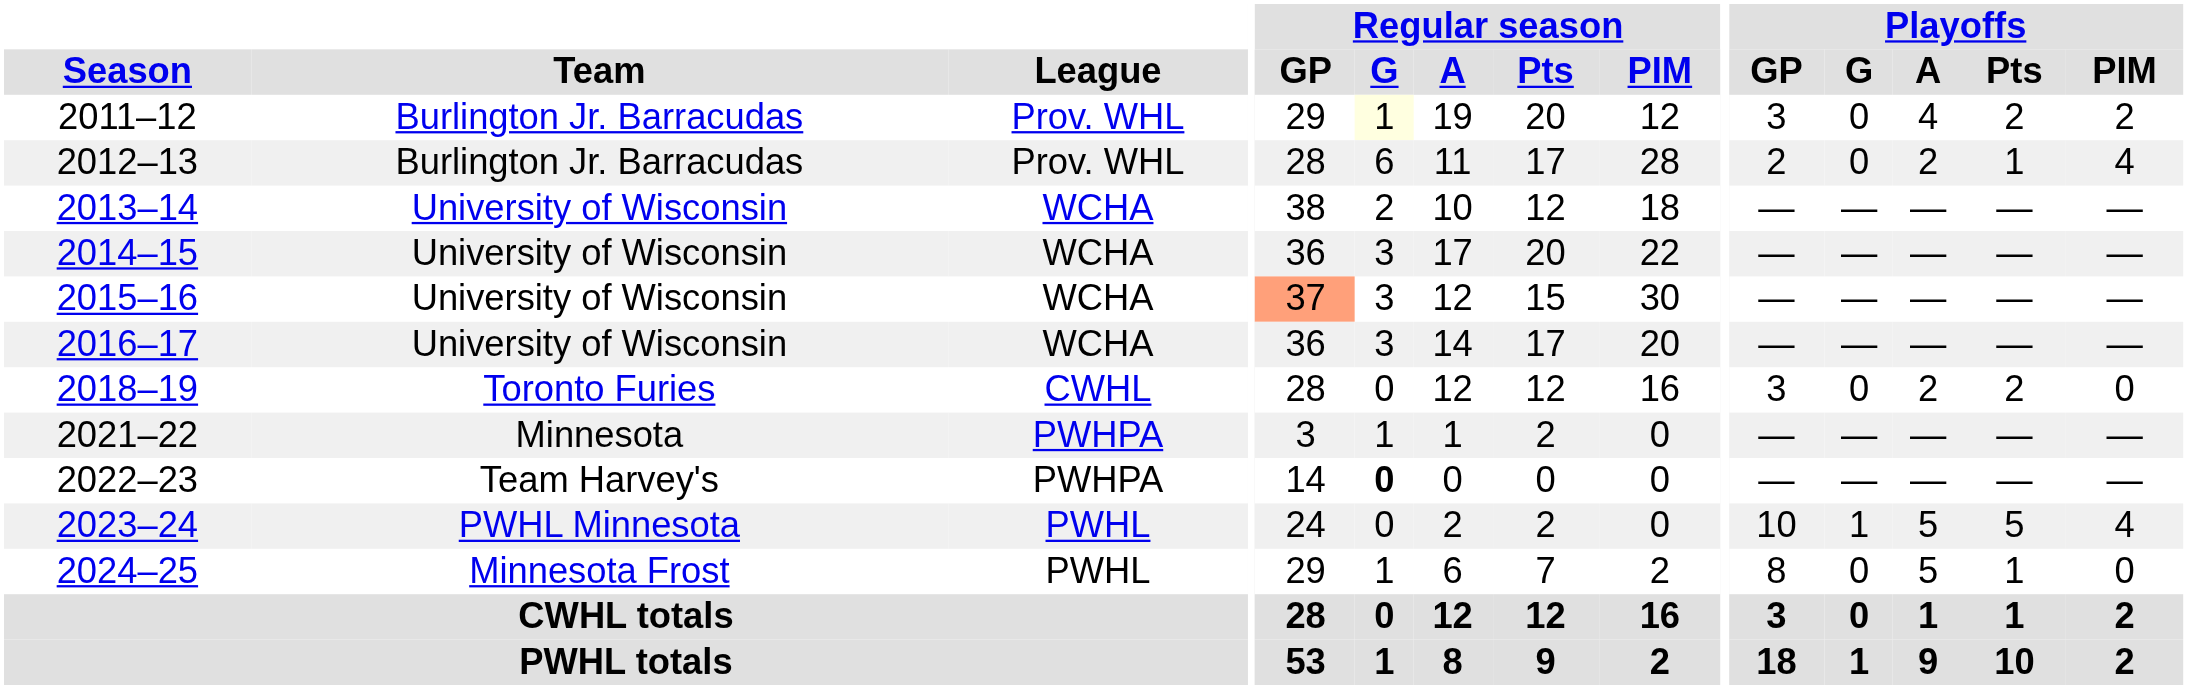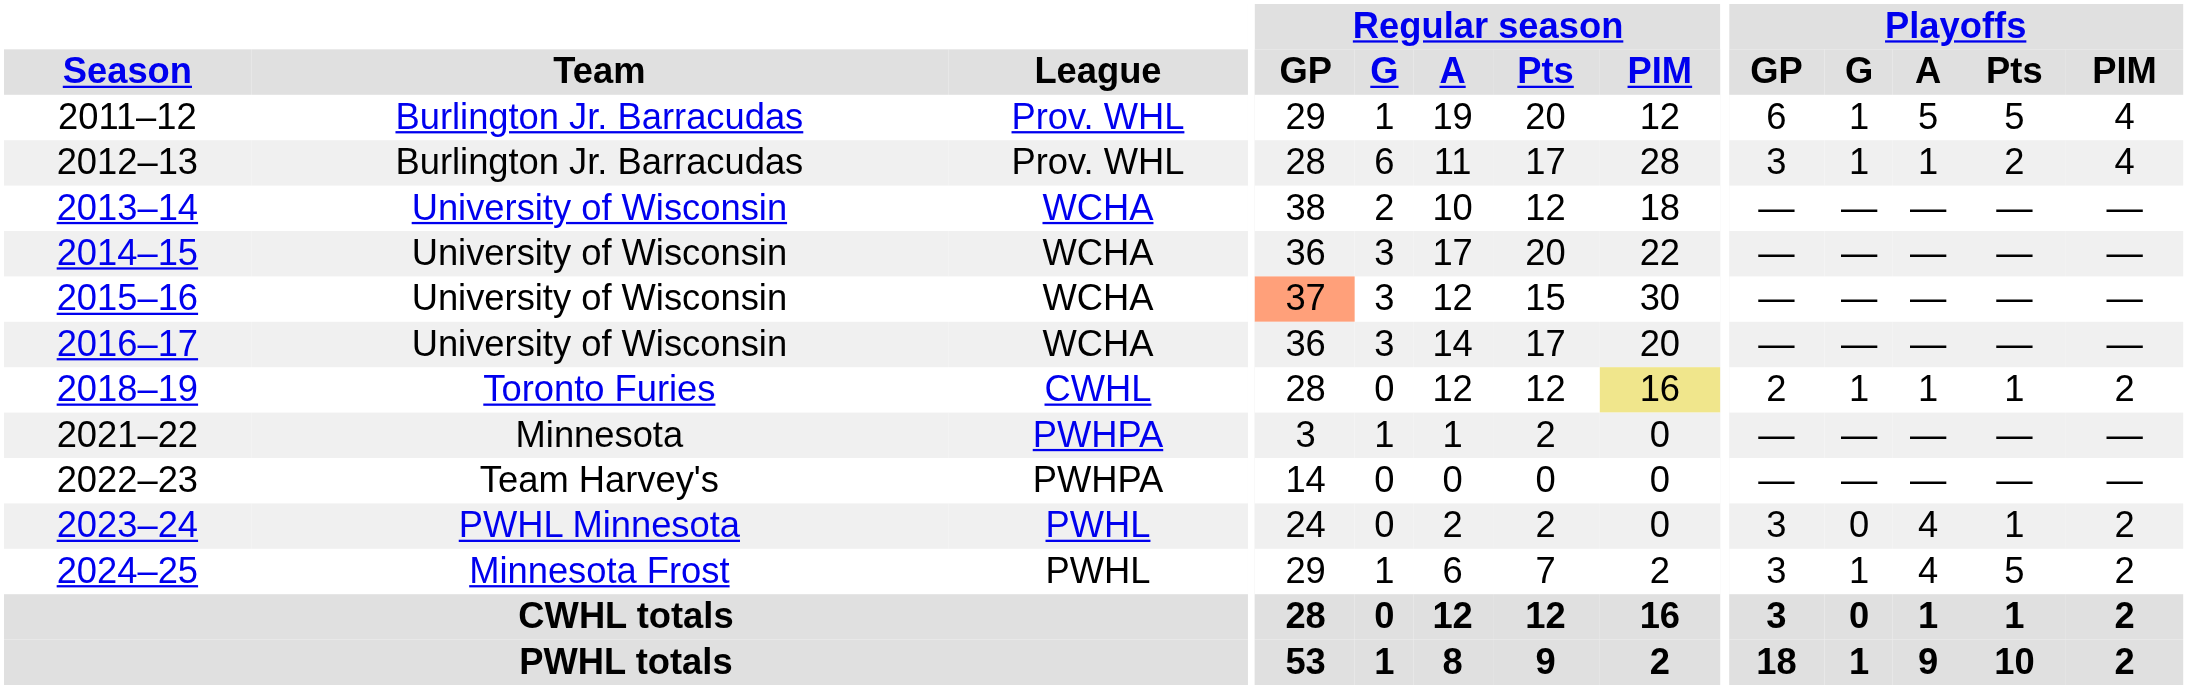(1384, 116) lightyellow background -> (1384, 116) no background
(1776, 116) 3 -> (1776, 116) 6
(1859, 116) 0 -> (1859, 116) 1
(1928, 116) 4 -> (1928, 116) 5
(2014, 116) 2 -> (2014, 116) 5
(2125, 116) 2 -> (2125, 116) 4
(1776, 162) 2 -> (1776, 162) 3
(1859, 162) 0 -> (1859, 162) 1
(1928, 162) 2 -> (1928, 162) 1
(2014, 162) 1 -> (2014, 162) 2
(1660, 389) no background -> (1660, 389) khaki background
(1776, 389) 3 -> (1776, 389) 2
(1859, 389) 0 -> (1859, 389) 1
(1928, 389) 2 -> (1928, 389) 1
(2014, 389) 2 -> (2014, 389) 1
(2125, 389) 0 -> (2125, 389) 2
(1384, 480) bold -> (1384, 480) normal
(1776, 525) 10 -> (1776, 525) 3
(1859, 525) 1 -> (1859, 525) 0
(1928, 525) 5 -> (1928, 525) 4
(2014, 525) 5 -> (2014, 525) 1
(2125, 525) 4 -> (2125, 525) 2
(1776, 570) 8 -> (1776, 570) 3
(1859, 570) 0 -> (1859, 570) 1
(1928, 570) 5 -> (1928, 570) 4
(2014, 570) 1 -> (2014, 570) 5
(2125, 570) 0 -> (2125, 570) 2
